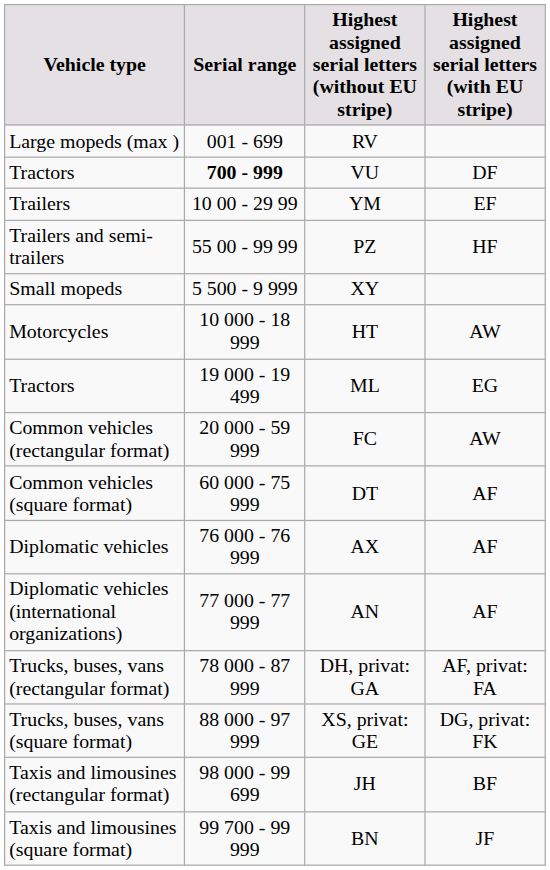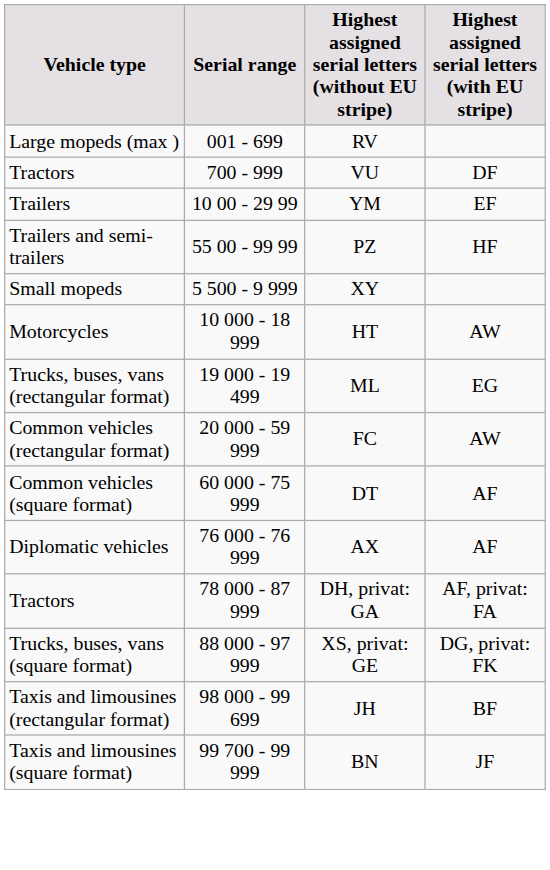(245, 172) bold -> (245, 172) normal
(42, 385) Tractors -> (89, 385) Trucks, buses, vans (rectangular format)
- row: (365, 611)
(89, 676) Trucks, buses, vans (rectangular format) -> (42, 600) Tractors
